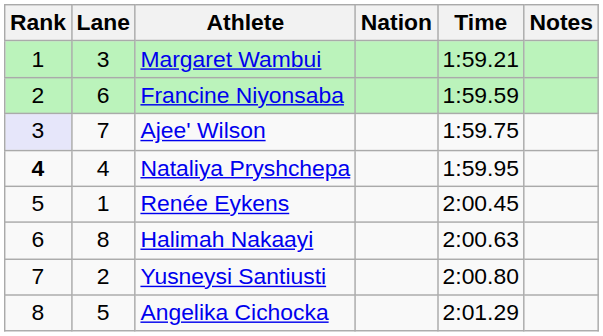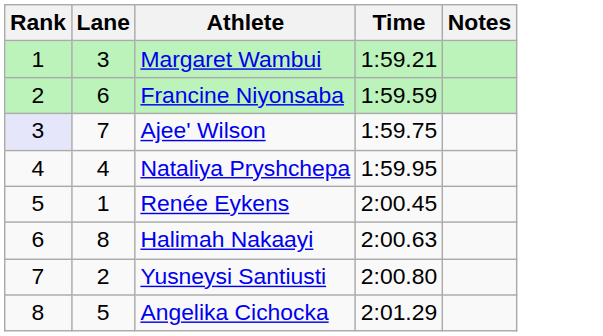- column: (396, 22)
(38, 167) bold -> (38, 167) normal
